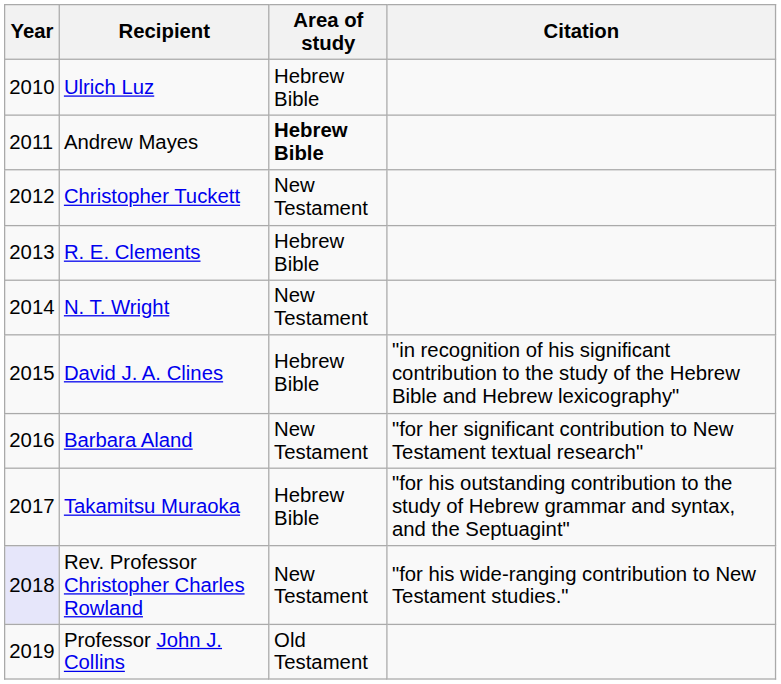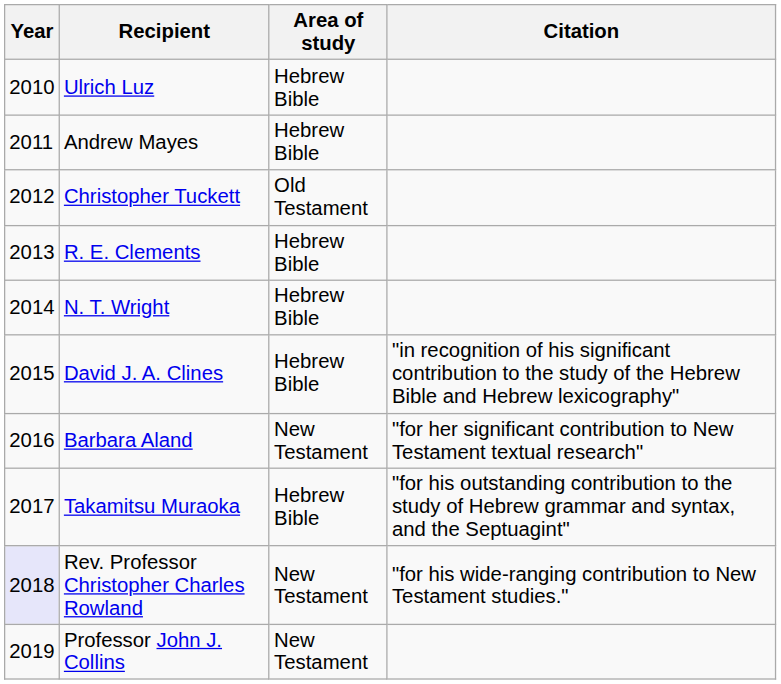(311, 142) bold -> (309, 142) normal
(321, 197) New Testament -> (321, 197) Old Testament
(321, 307) New Testament -> (309, 307) Hebrew Bible
(321, 651) Old Testament -> (321, 651) New Testament
